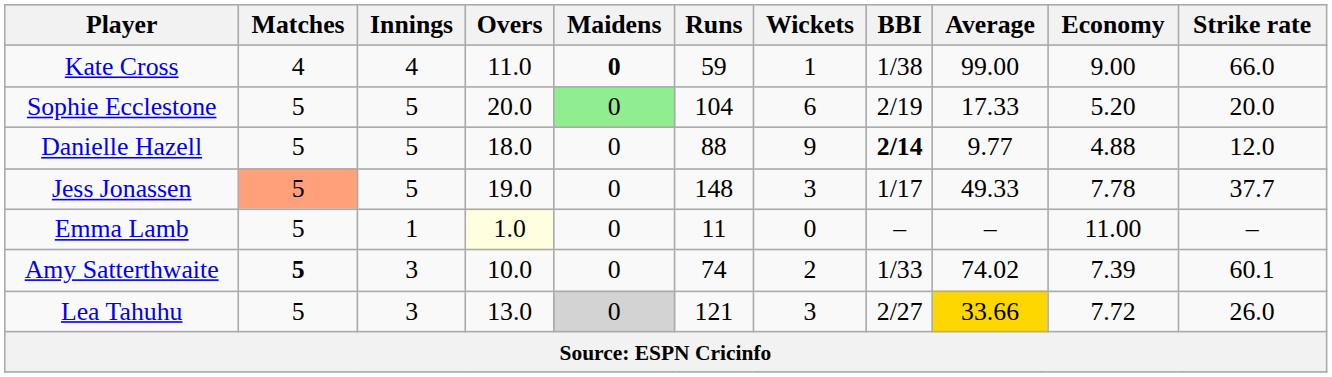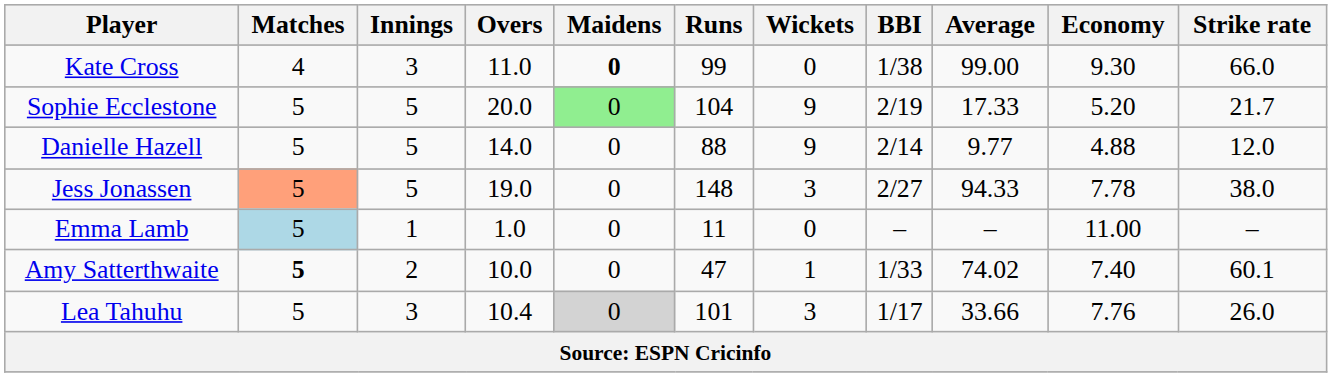(412, 65) 4 -> (412, 65) 3
(714, 65) 59 -> (714, 65) 99
(810, 65) 1 -> (810, 65) 0
(1113, 65) 9.00 -> (1113, 65) 9.30
(810, 106) 6 -> (810, 106) 9
(1252, 106) 20.0 -> (1252, 106) 21.7
(510, 147) 18.0 -> (510, 147) 14.0
(900, 147) bold -> (900, 147) normal
(900, 188) 1/17 -> (900, 188) 2/27
(990, 188) 49.33 -> (990, 188) 94.33
(1252, 188) 37.7 -> (1252, 188) 38.0
(298, 229) no background -> (298, 229) lightblue background
(510, 229) lightyellow background -> (510, 229) no background
(412, 270) 3 -> (412, 270) 2
(714, 270) 74 -> (714, 270) 47
(810, 270) 2 -> (810, 270) 1
(1113, 270) 7.39 -> (1113, 270) 7.40
(510, 310) 13.0 -> (510, 310) 10.4
(714, 310) 121 -> (714, 310) 101
(900, 310) 2/27 -> (900, 310) 1/17
(990, 310) gold background -> (990, 310) no background
(1113, 310) 7.72 -> (1113, 310) 7.76
